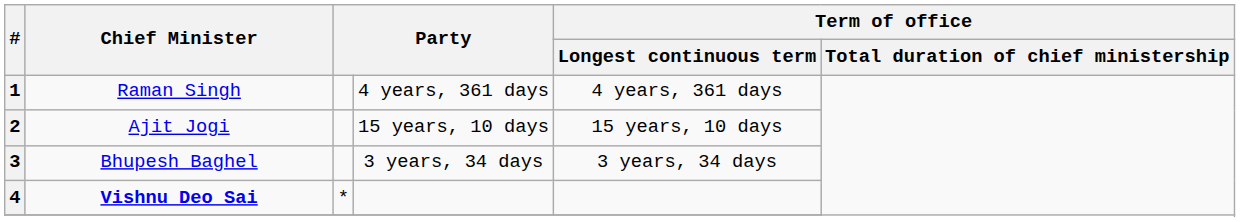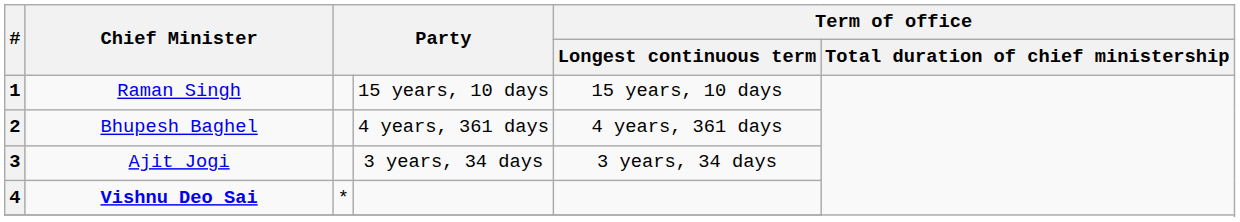(453, 92) 4 years, 361 days -> (453, 92) 15 years, 10 days
(687, 92) 4 years, 361 days -> (687, 92) 15 years, 10 days
(179, 127) Ajit Jogi -> (179, 127) Bhupesh Baghel
(453, 127) 15 years, 10 days -> (453, 127) 4 years, 361 days
(687, 127) 15 years, 10 days -> (687, 127) 4 years, 361 days
(179, 162) Bhupesh Baghel -> (179, 162) Ajit Jogi
